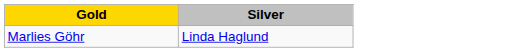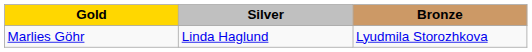+ column: (440, 15)
